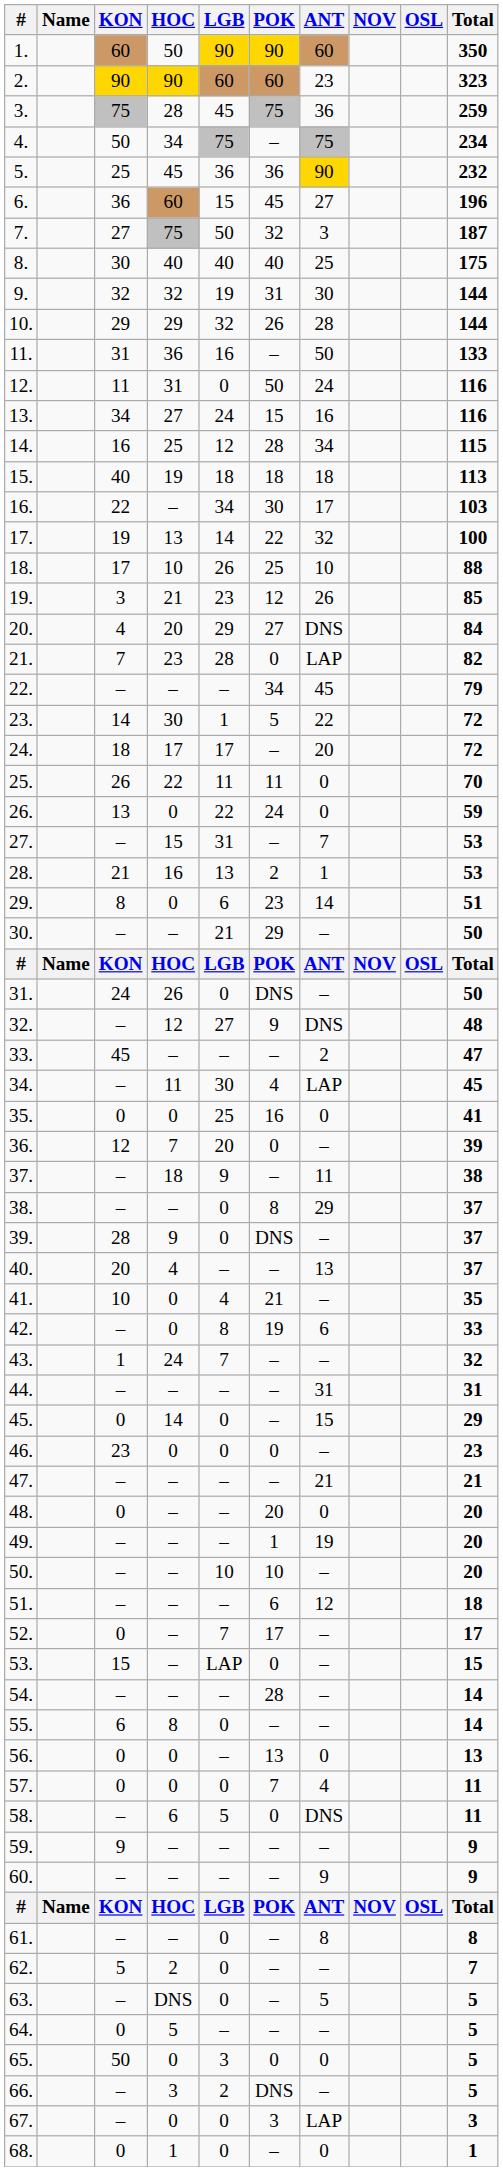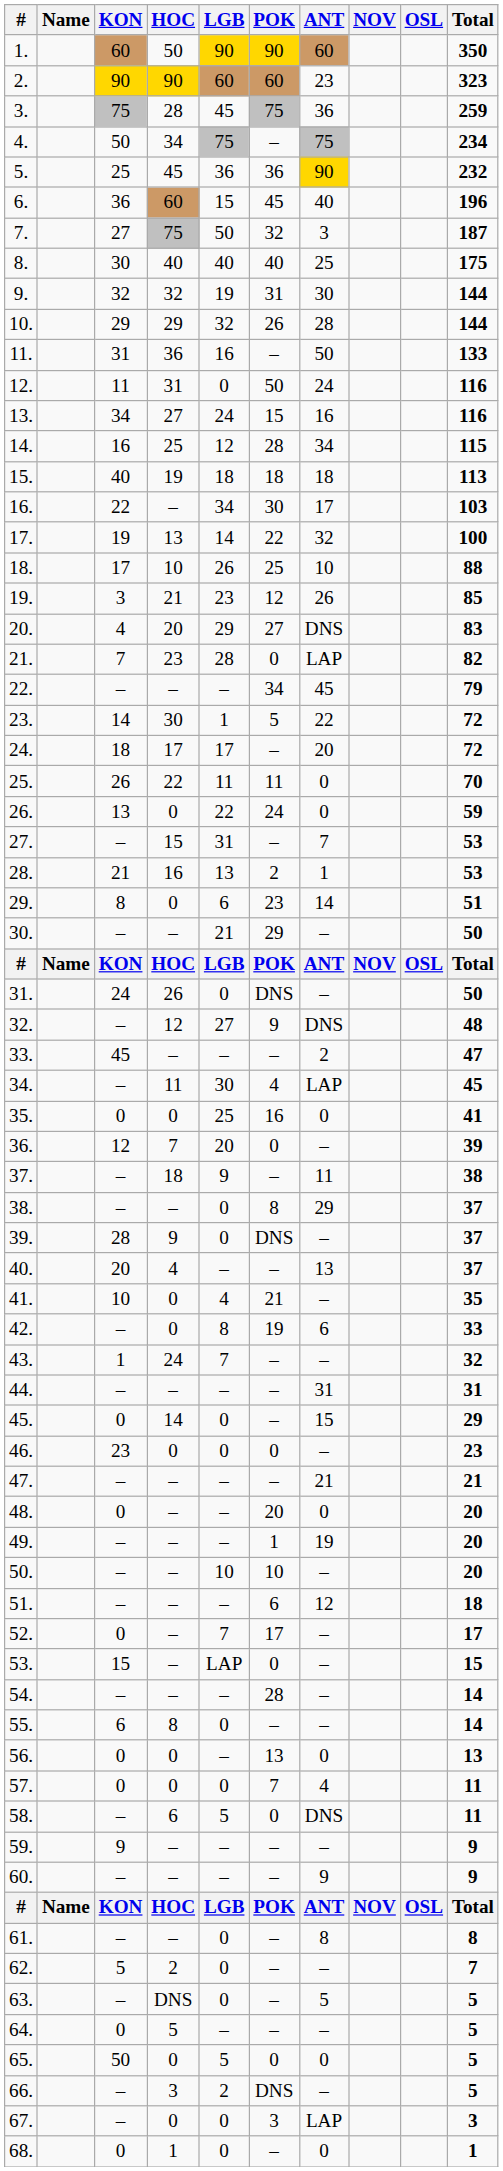(324, 202) 27 -> (324, 202) 40
(473, 628) 84 -> (473, 628) 83
(224, 2059) 3 -> (224, 2059) 5
